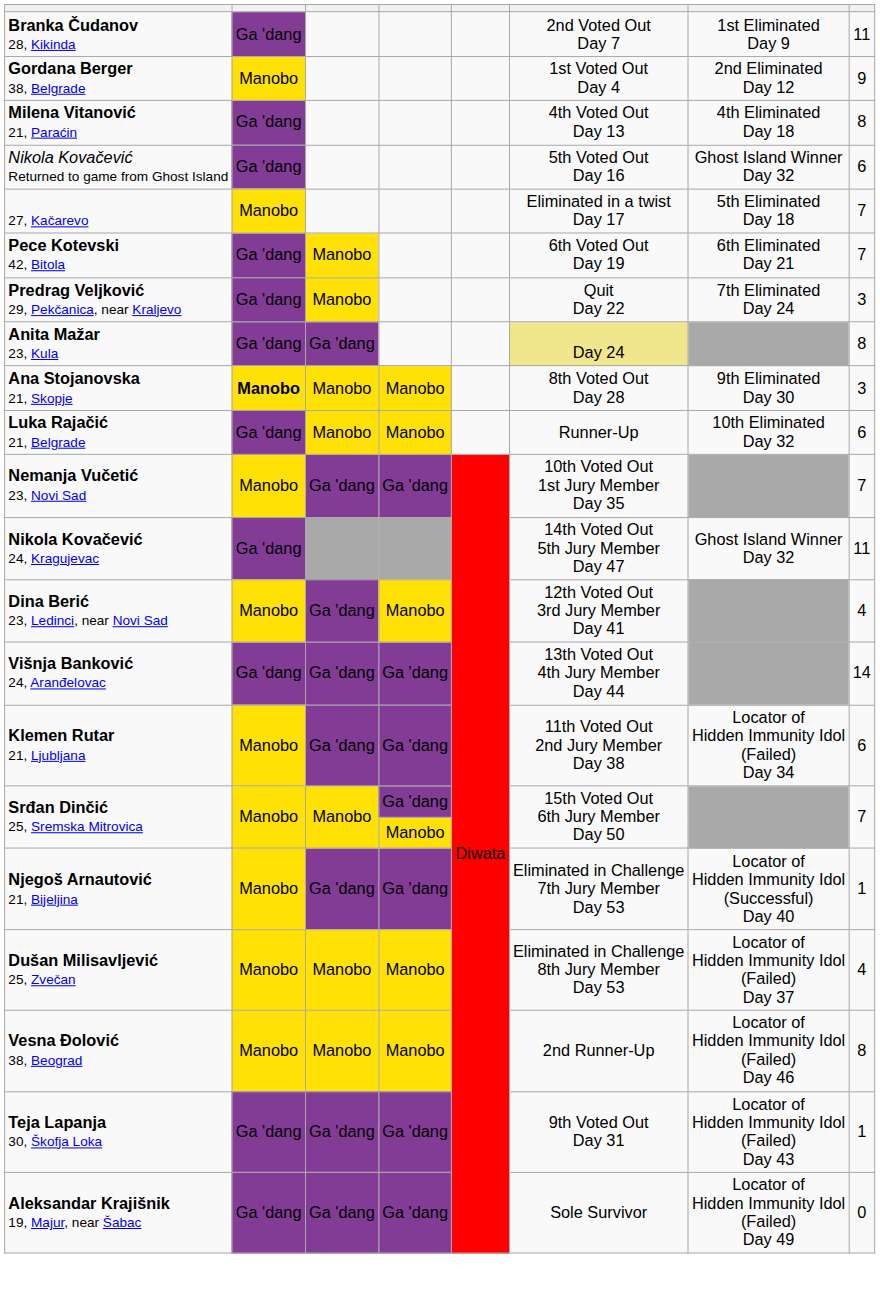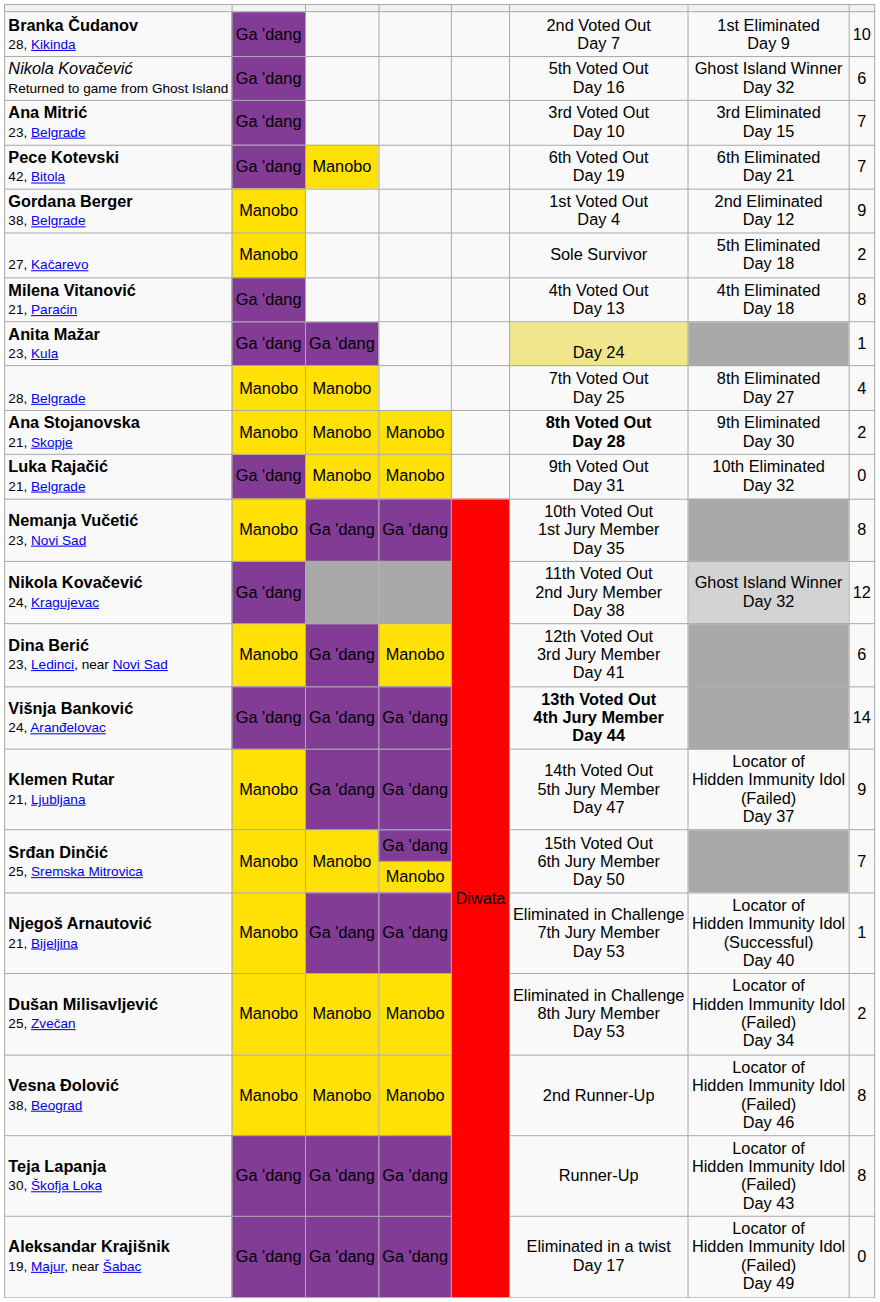(862, 34) 11 -> (862, 34) 10
rows swapped: (70, 78) <-> (118, 166)
+ row: (48, 122)
rows swapped: (72, 122) <-> (64, 255)
(599, 211) Eliminated in a twist Day 17 -> (599, 255) Sole Survivor
(862, 211) 7 -> (862, 255) 2
- row: (95, 299)
(862, 343) 8 -> (862, 343) 1
+ row: (47, 398)
(269, 388) bold -> (269, 432) normal
(599, 388) normal -> (599, 432) bold
(862, 388) 3 -> (862, 432) 2
(599, 432) Runner-Up -> (599, 476) 9th Voted Out Day 31
(862, 432) 6 -> (862, 476) 0
(862, 485) 7 -> (862, 529) 8
(599, 548) 14th Voted Out 5th Jury Member Day 47 -> (599, 592) 11th Voted Out 2nd Jury Member Day 38
(769, 548) no background -> (769, 592) lightgrey background
(862, 548) 11 -> (862, 592) 12
(862, 610) 4 -> (862, 655) 6
(599, 673) normal -> (599, 717) bold
(599, 745) 11th Voted Out 2nd Jury Member Day 38 -> (599, 789) 14th Voted Out 5th Jury Member Day 47
(769, 745) Locator of Hidden Immunity Idol (Failed) Day 34 -> (769, 789) Locator of Hidden Immunity Idol (Failed) Day 37
(862, 745) 6 -> (862, 789) 9
(769, 969) Locator of Hidden Immunity Idol (Failed) Day 37 -> (769, 1014) Locator of Hidden Immunity Idol (Failed) Day 34
(862, 969) 4 -> (862, 1014) 2
(599, 1131) 9th Voted Out Day 31 -> (599, 1176) Runner-Up
(862, 1131) 1 -> (862, 1176) 8
(599, 1212) Sole Survivor -> (599, 1256) Eliminated in a twist Day 17
